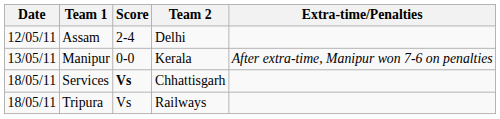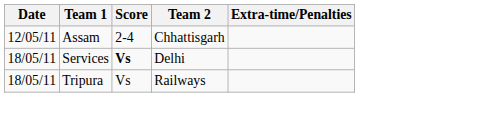(170, 37) Delhi -> (189, 37) Chhattisgarh
- row: (86, 59)
(190, 80) Chhattisgarh -> (170, 59) Delhi
